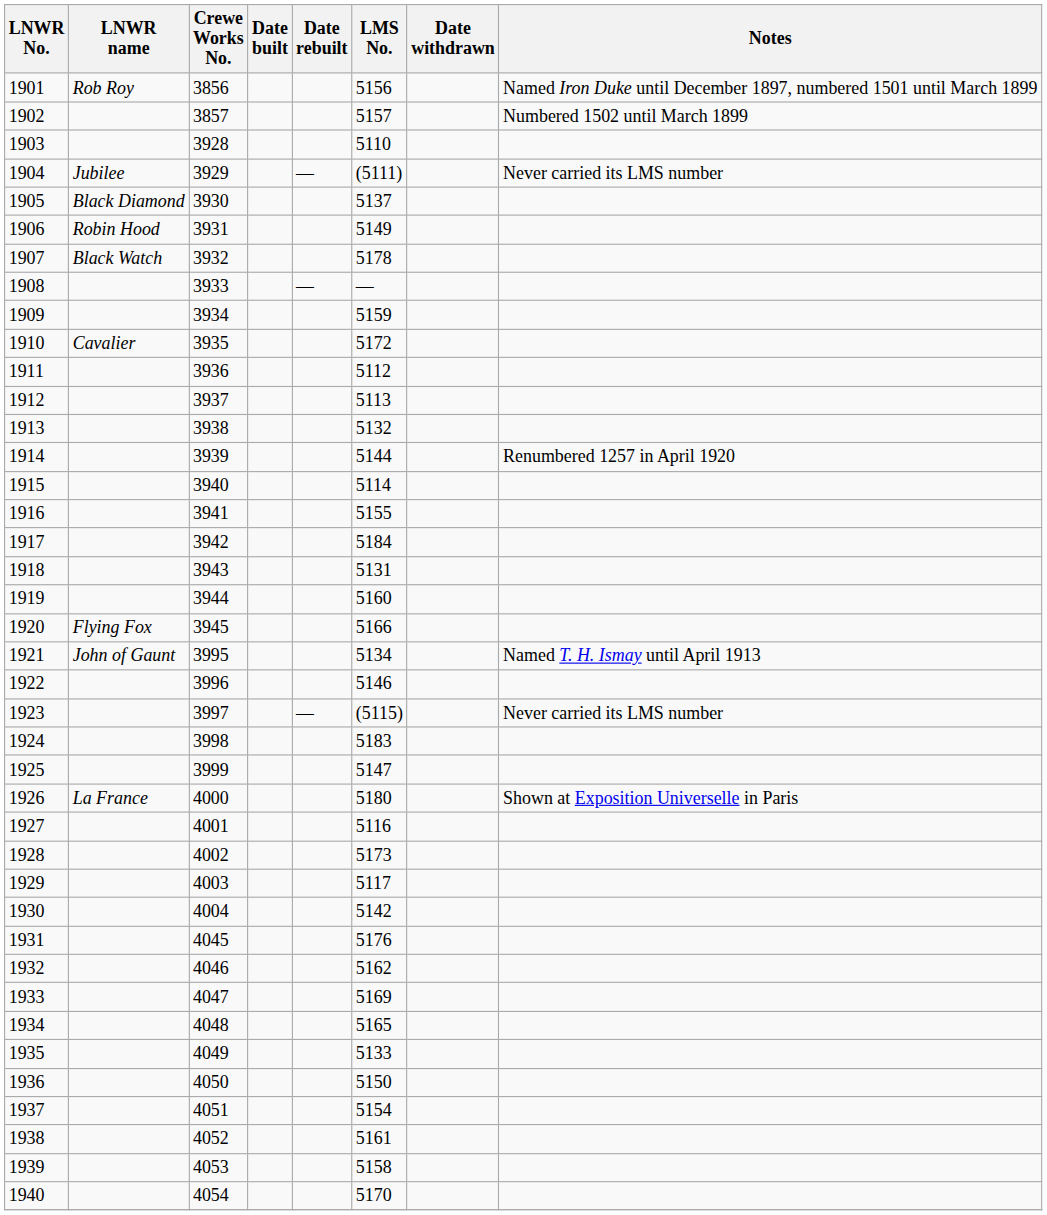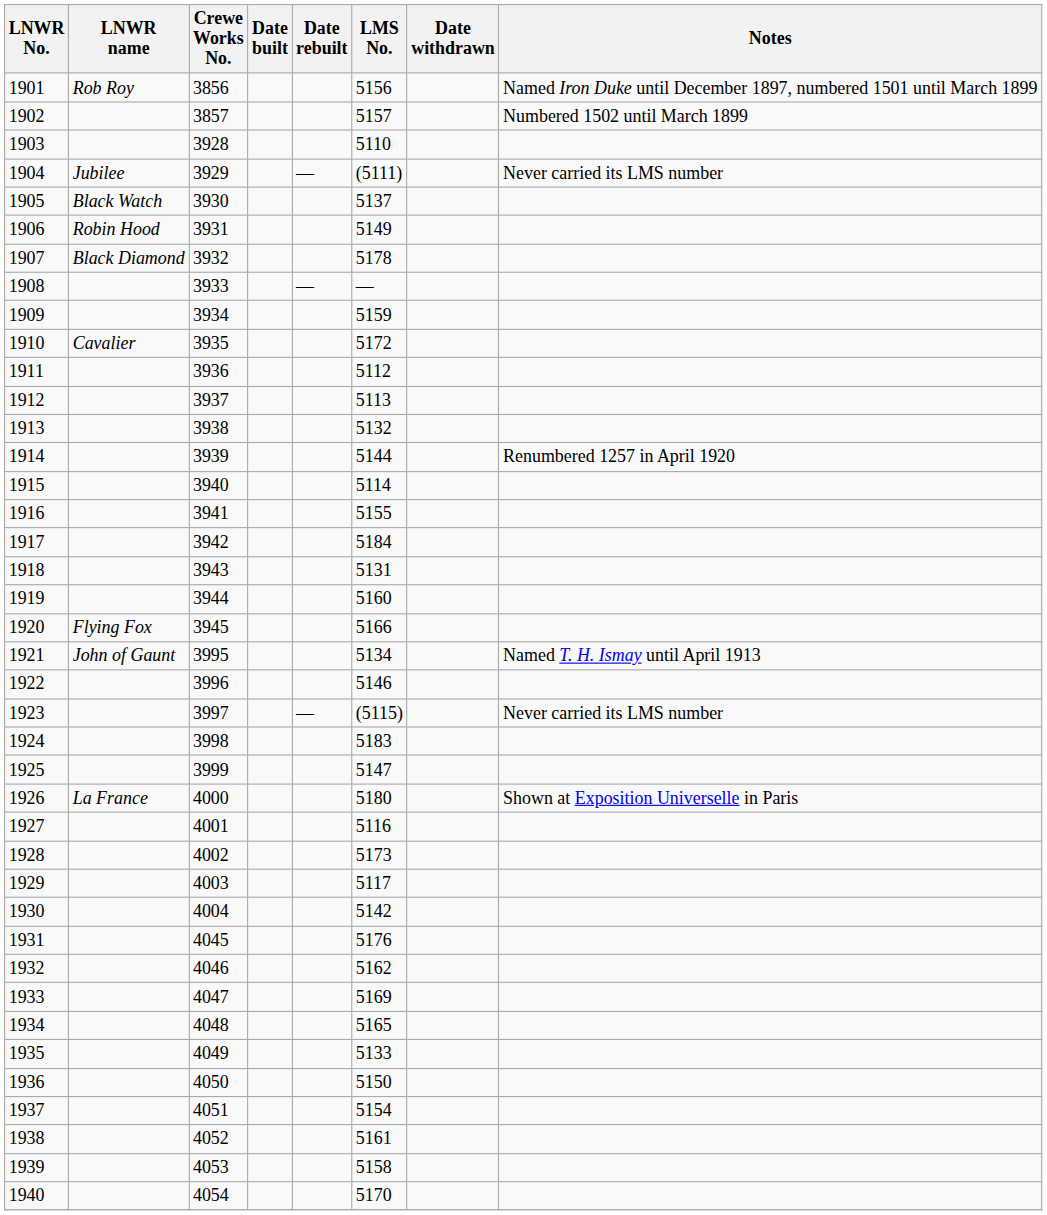(129, 201) Black Diamond -> (117, 201) Black Watch
(117, 257) Black Watch -> (129, 257) Black Diamond
